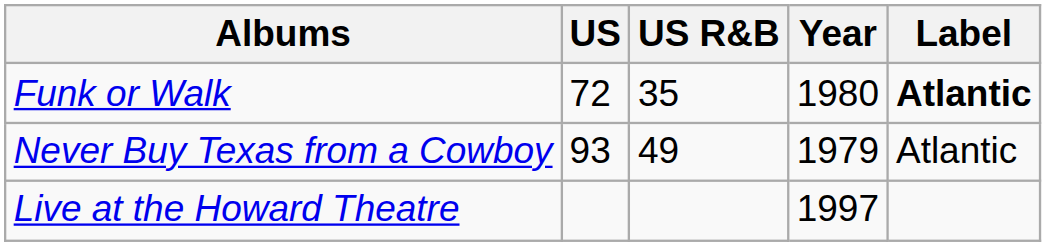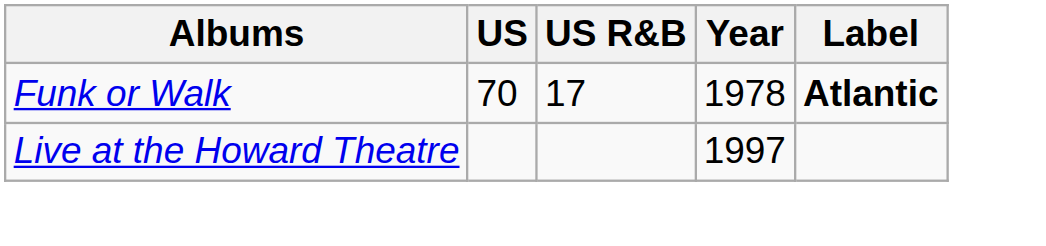(590, 92) 72 -> (497, 92) 70
(659, 92) 35 -> (565, 92) 17
(838, 92) 1980 -> (745, 92) 1978
- row: (283, 151)
